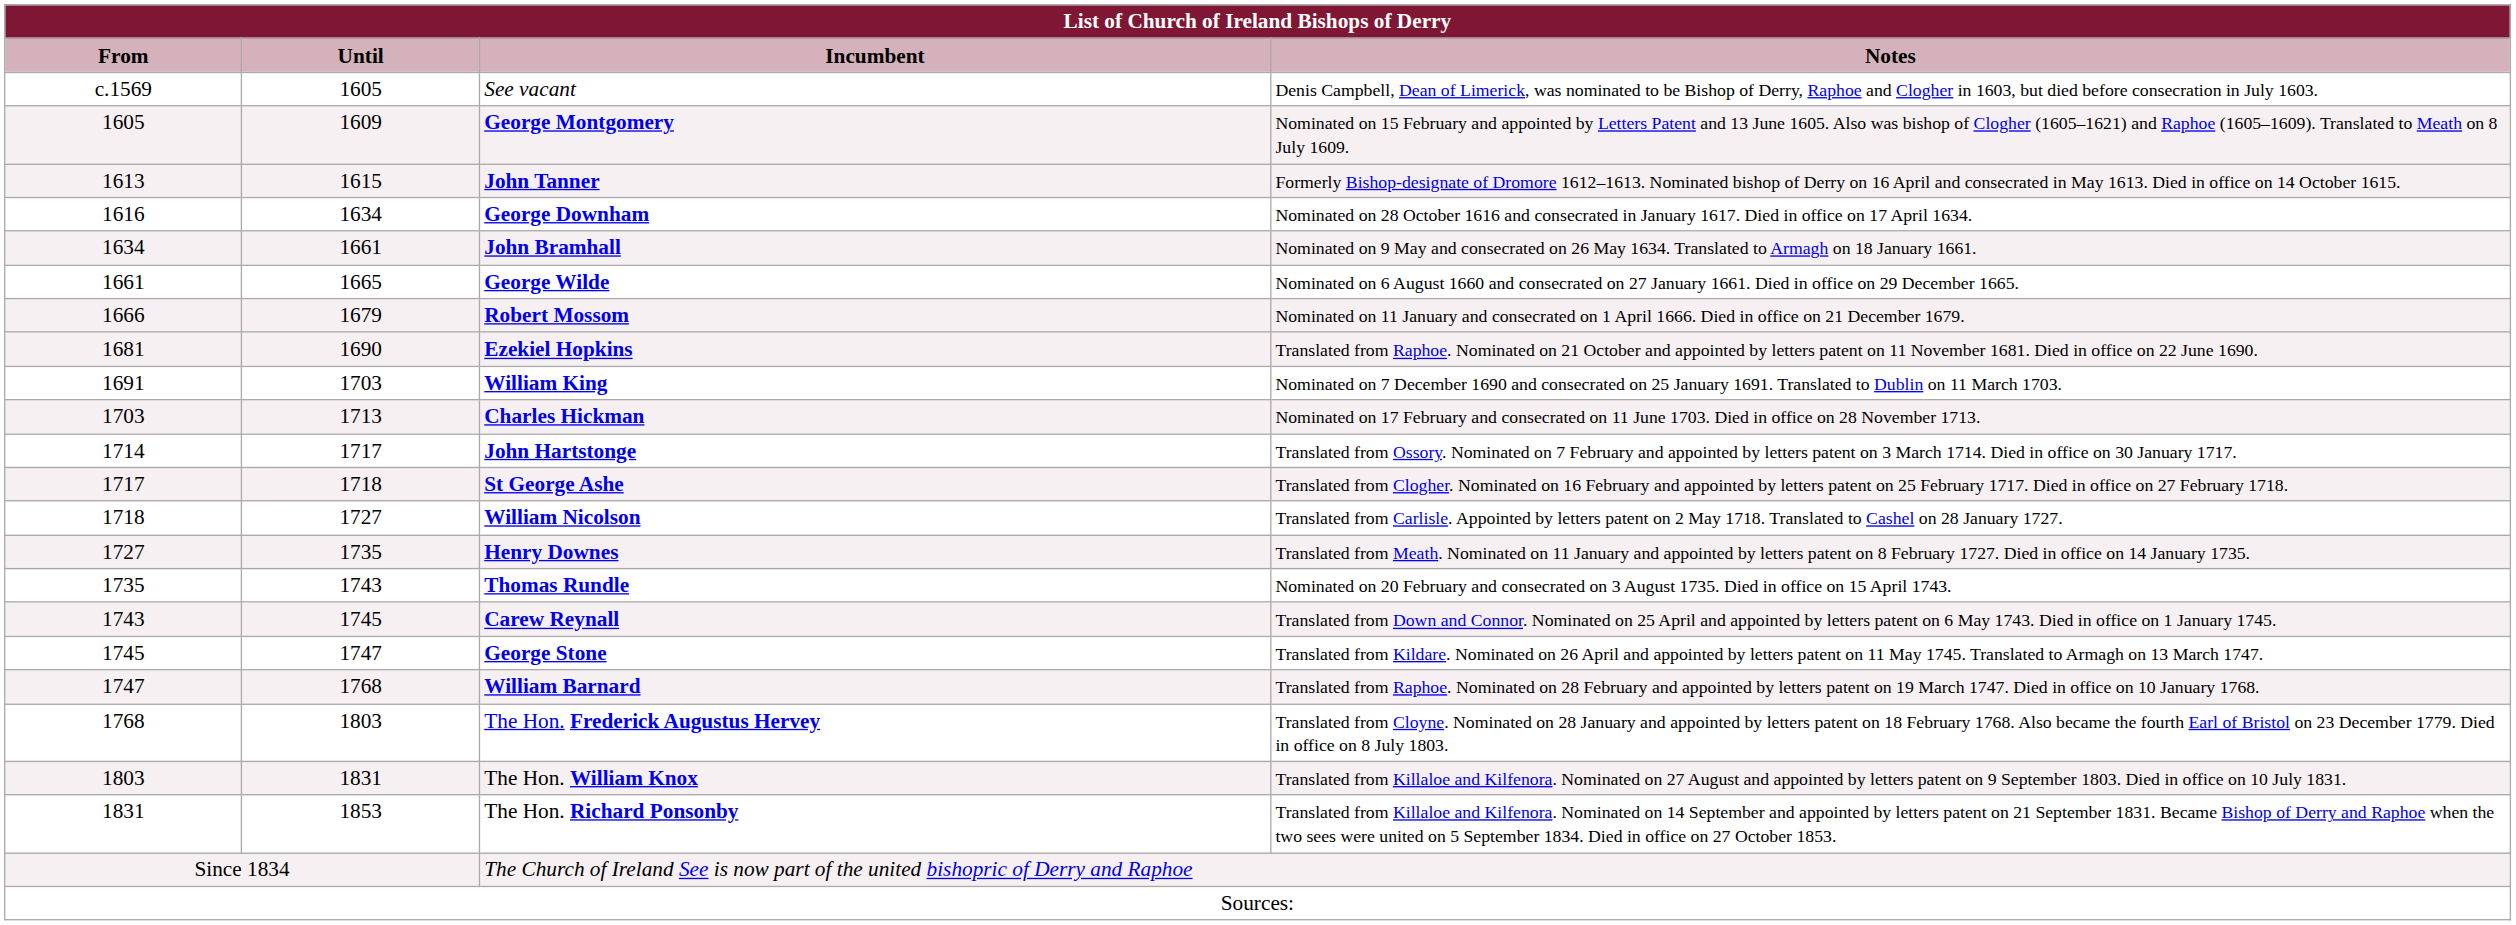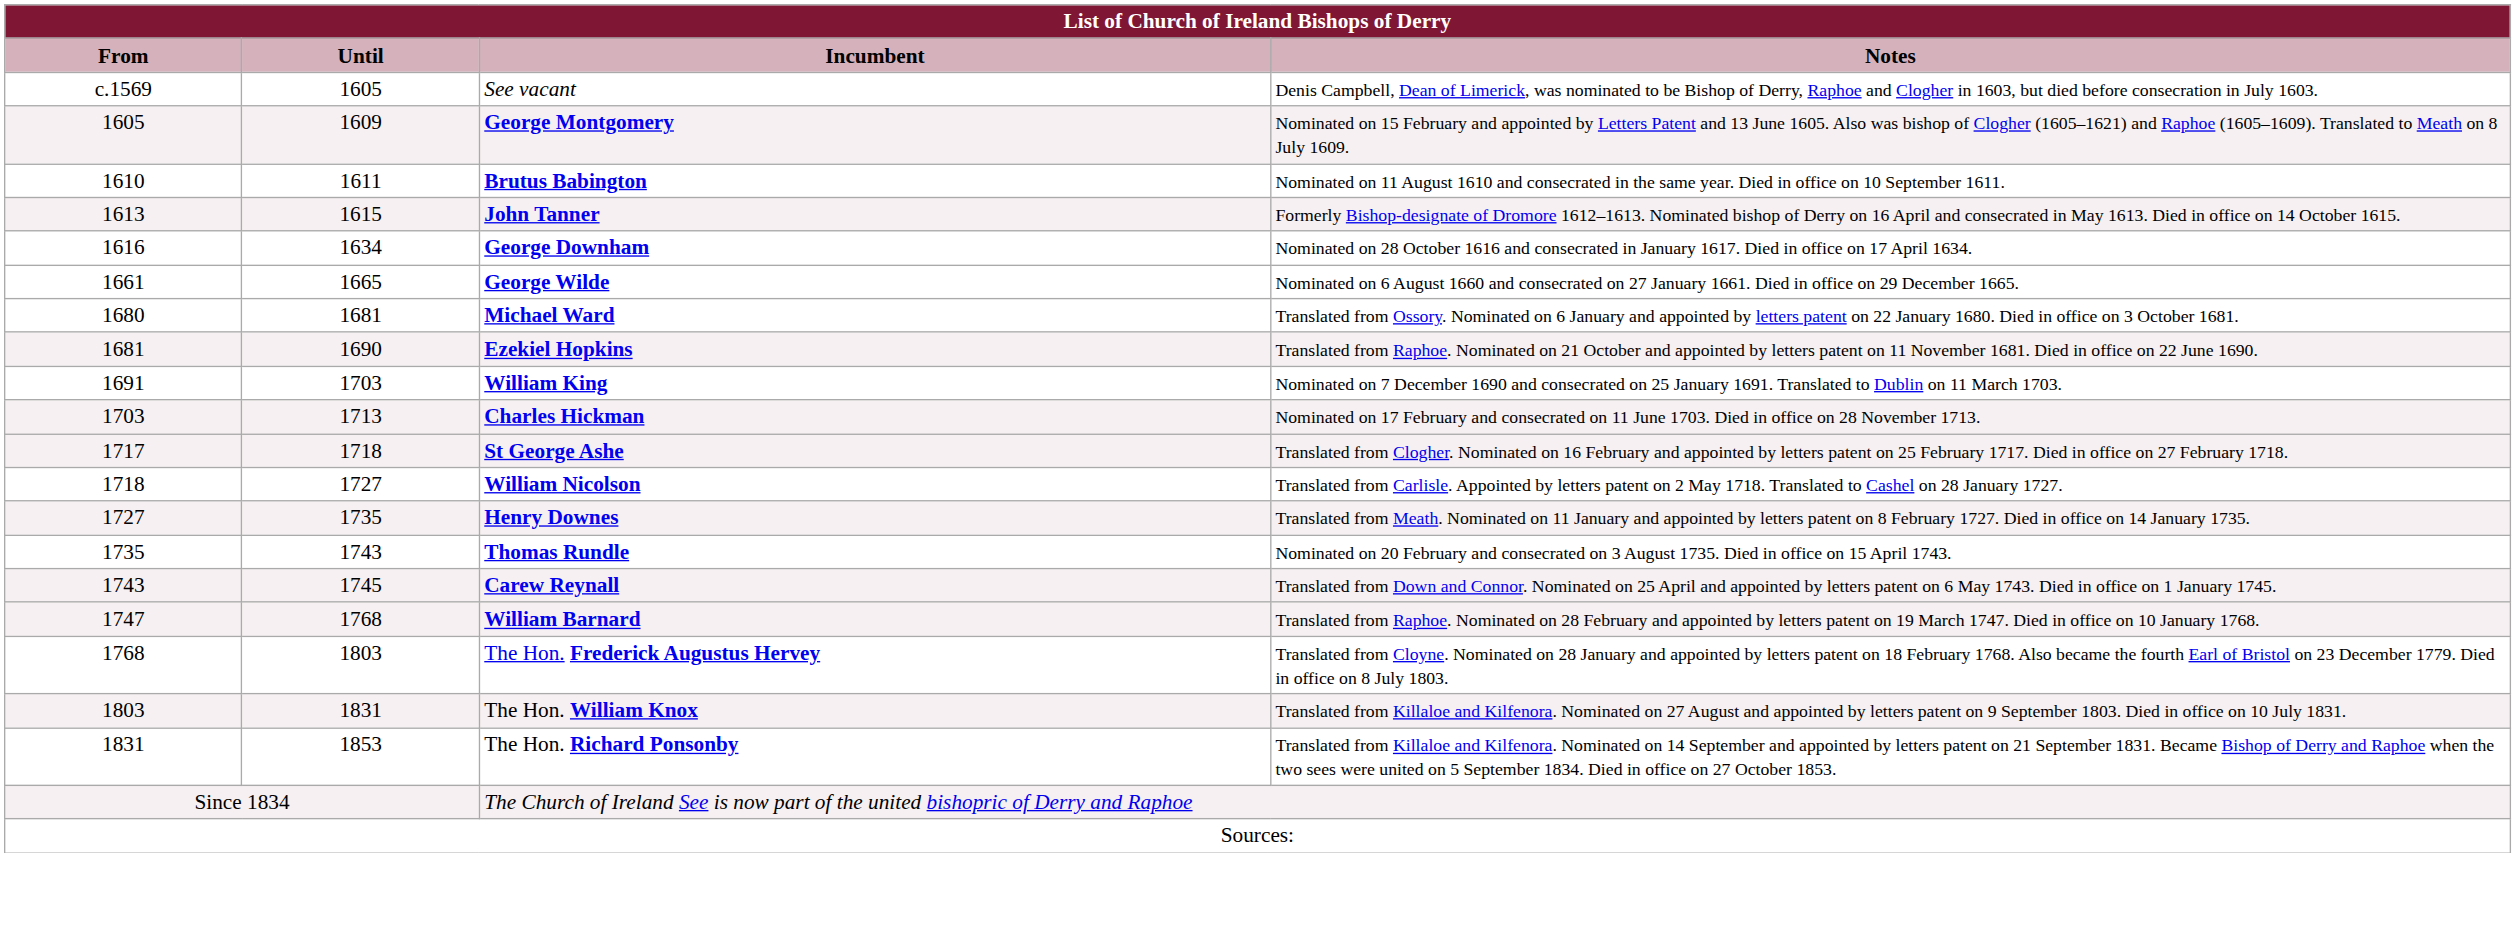+ row: (566, 180)
- row: (553, 247)
- row: (557, 315)
+ row: (549, 315)
- row: (560, 450)
- row: (545, 652)
